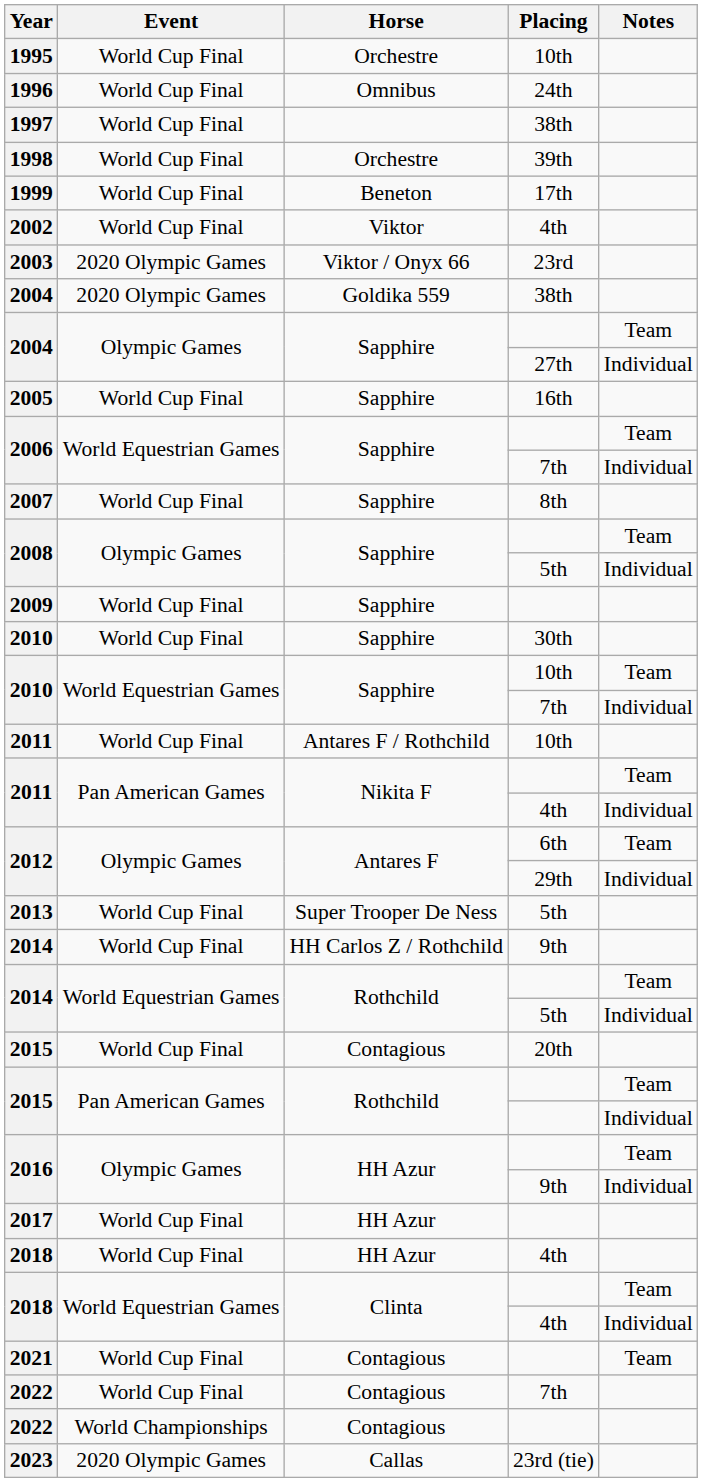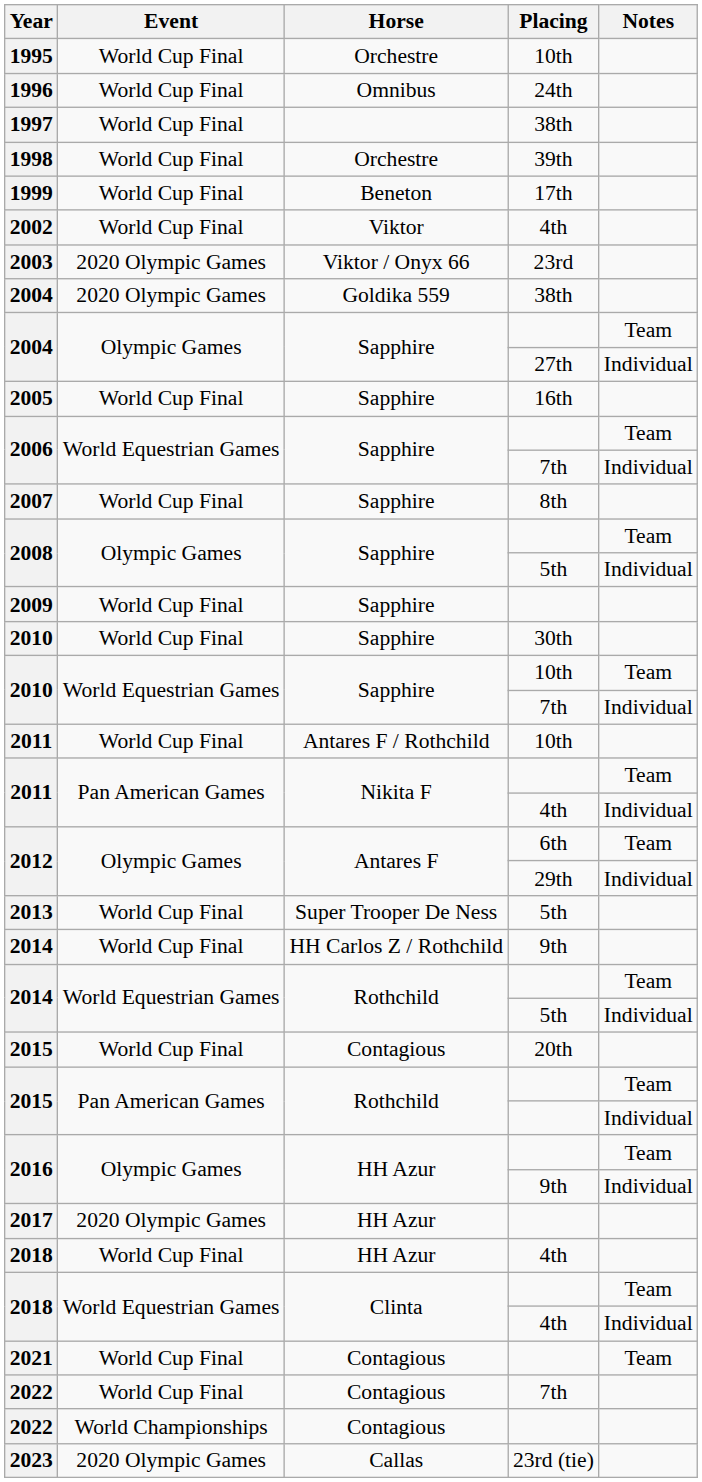(171, 1220) World Cup Final -> (171, 1220) 2020 Olympic Games
